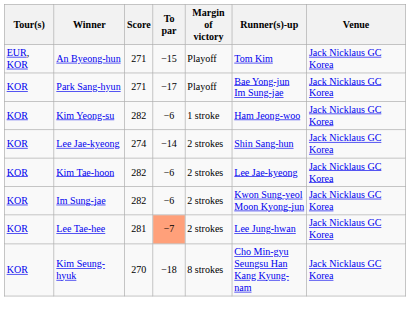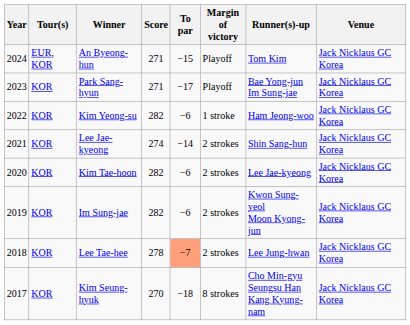+ column: (17, 24)
(139, 229) 281 -> (156, 253) 278
